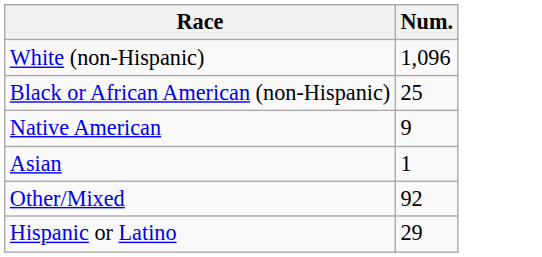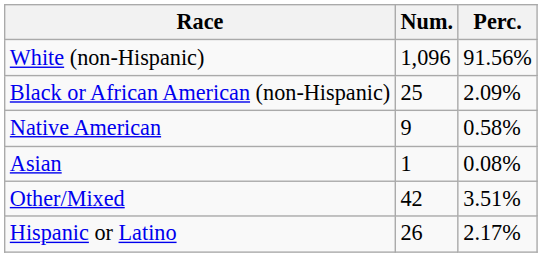+ column: (498, 22)
(412, 198) 92 -> (412, 198) 42
(412, 233) 29 -> (412, 233) 26
